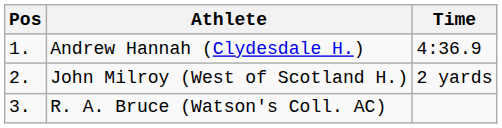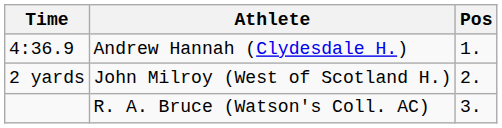columns swapped: (25, 19) <-> (455, 19)
